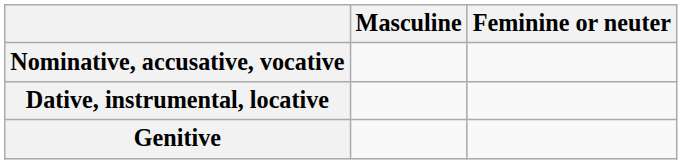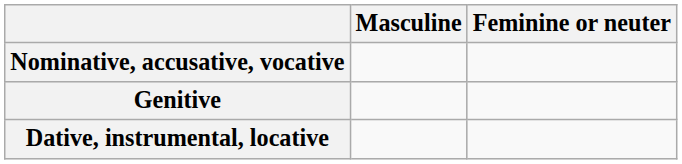rows swapped: (177, 138) <-> (177, 100)
